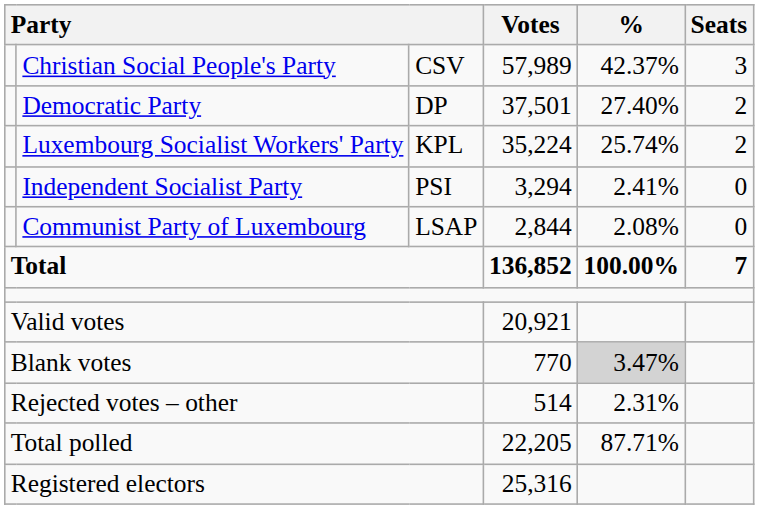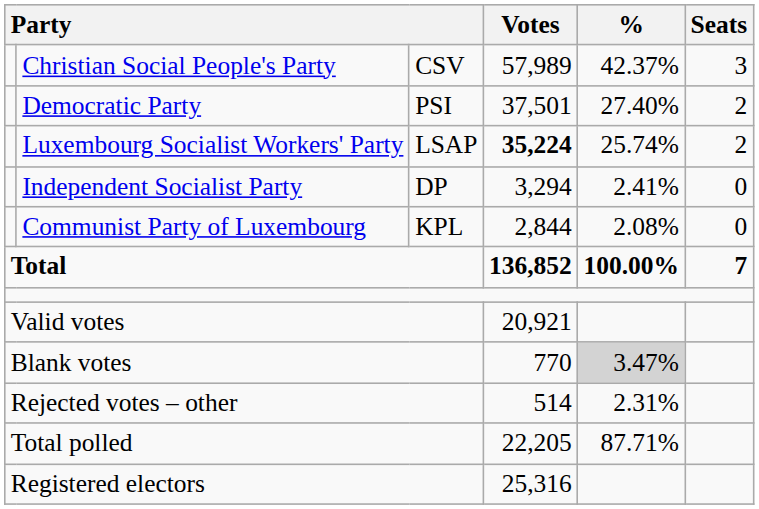(431, 105) DP -> (434, 105) PSI
(439, 145) KPL -> (446, 145) LSAP
(537, 145) normal -> (537, 145) bold
(434, 186) PSI -> (431, 186) DP
(446, 226) LSAP -> (439, 226) KPL
